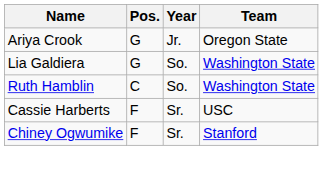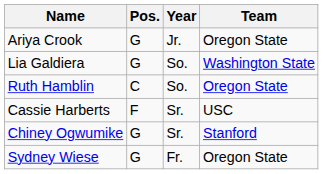(259, 86) Washington State -> (245, 86) Oregon State
(134, 133) F -> (135, 133) G
+ row: (53, 156)
